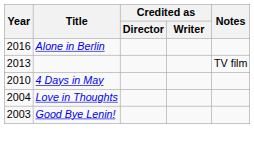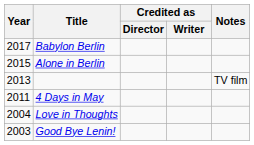+ row: (70, 47)
(19, 47) 2016 -> (19, 64) 2015
(19, 81) 2010 -> (18, 98) 2011
